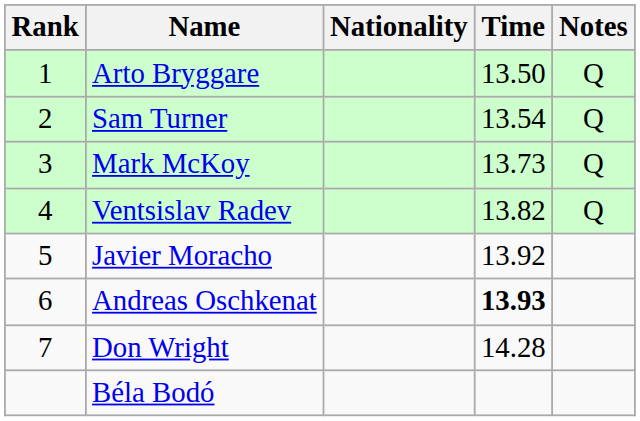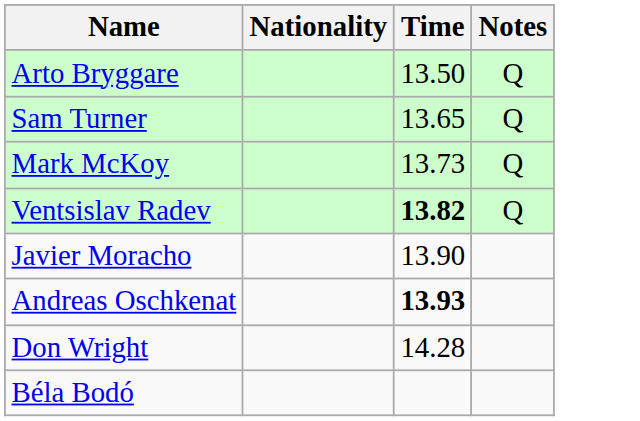- column: (45, 27)
(513, 118) 13.54 -> (433, 118) 13.65
(513, 210) normal -> (433, 210) bold
(513, 255) 13.92 -> (433, 255) 13.90
